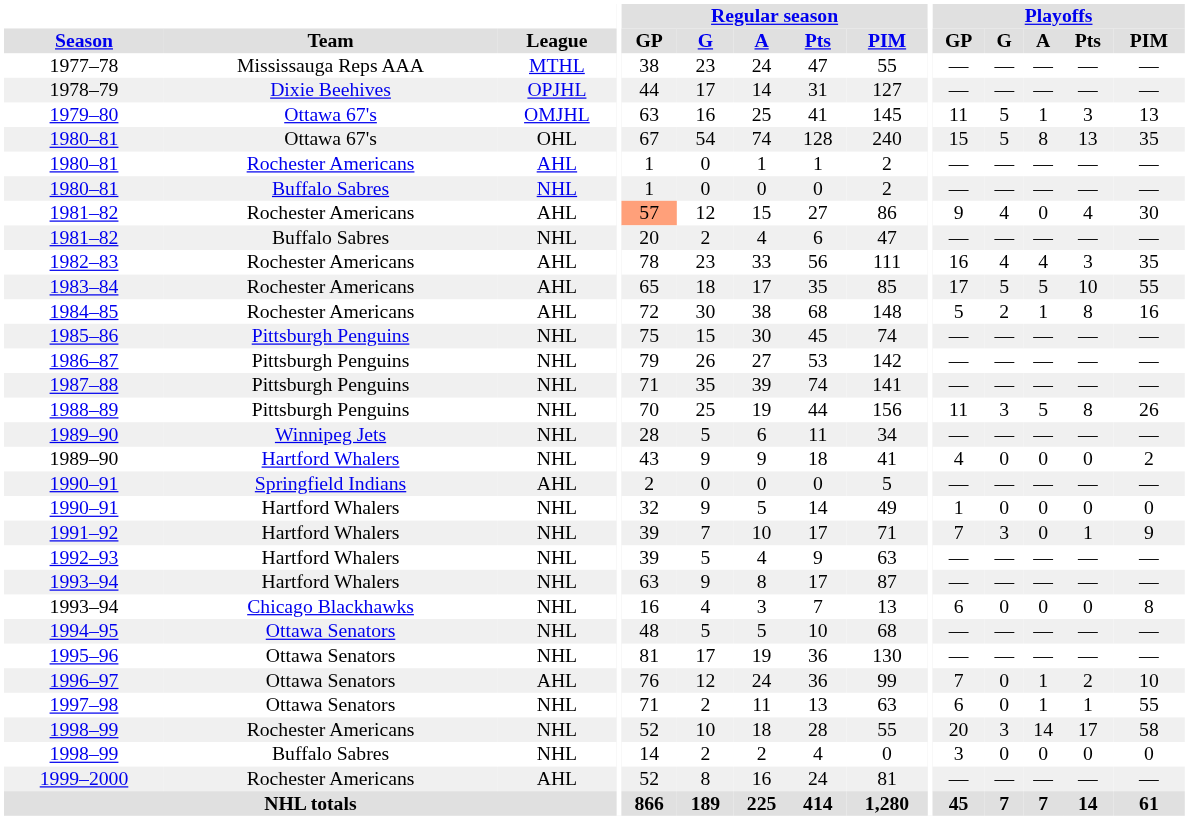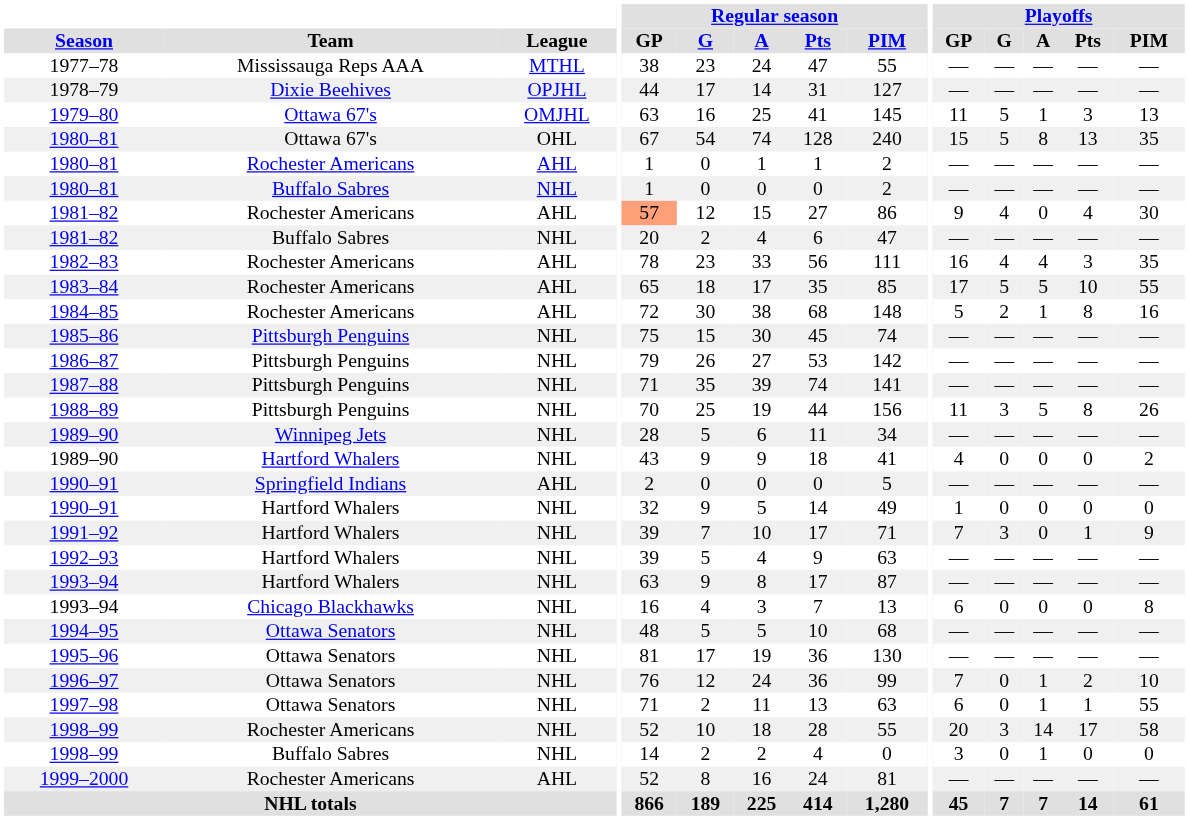(557, 680) AHL -> (557, 680) NHL
(1043, 754) 0 -> (1043, 754) 1
